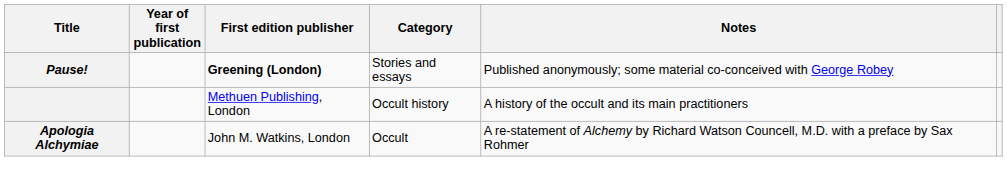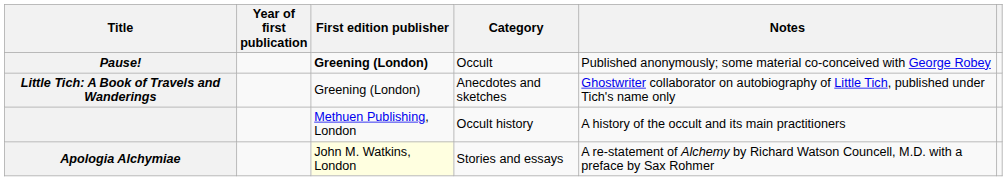(404, 70) Stories and essays -> (474, 63) Occult
+ row: (120, 90)
(279, 138) no background -> (362, 158) lightyellow background
(390, 138) Occult -> (510, 158) Stories and essays
